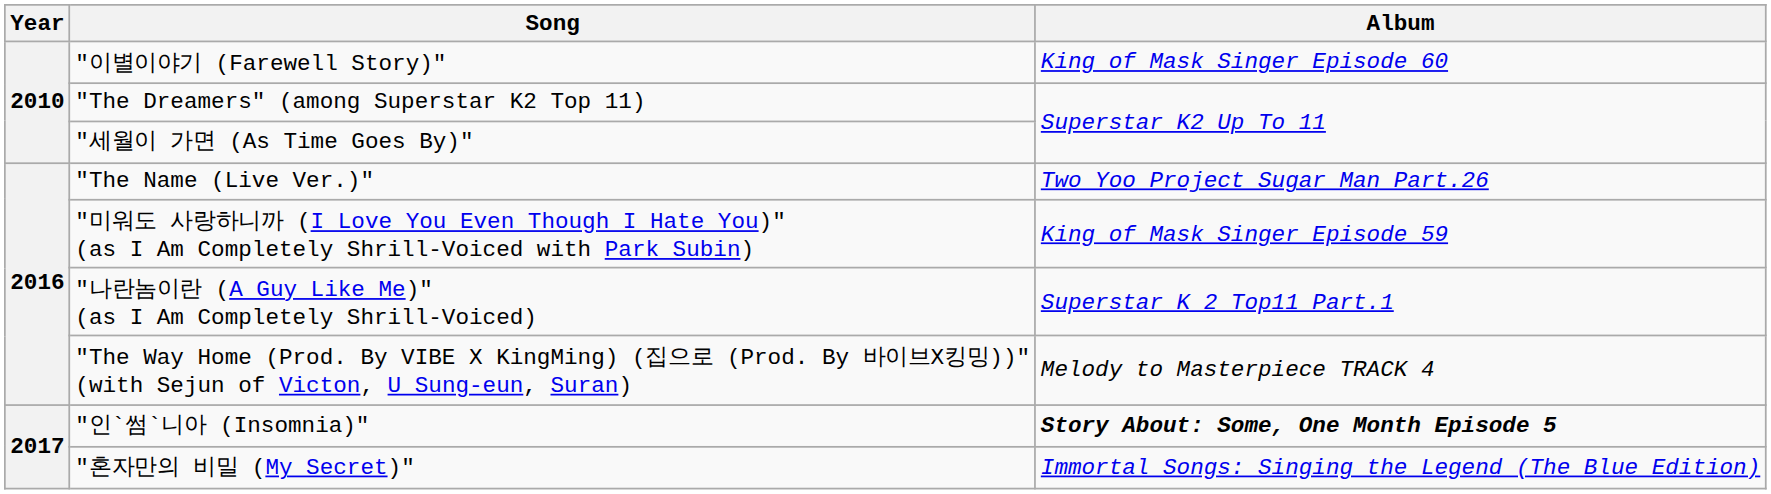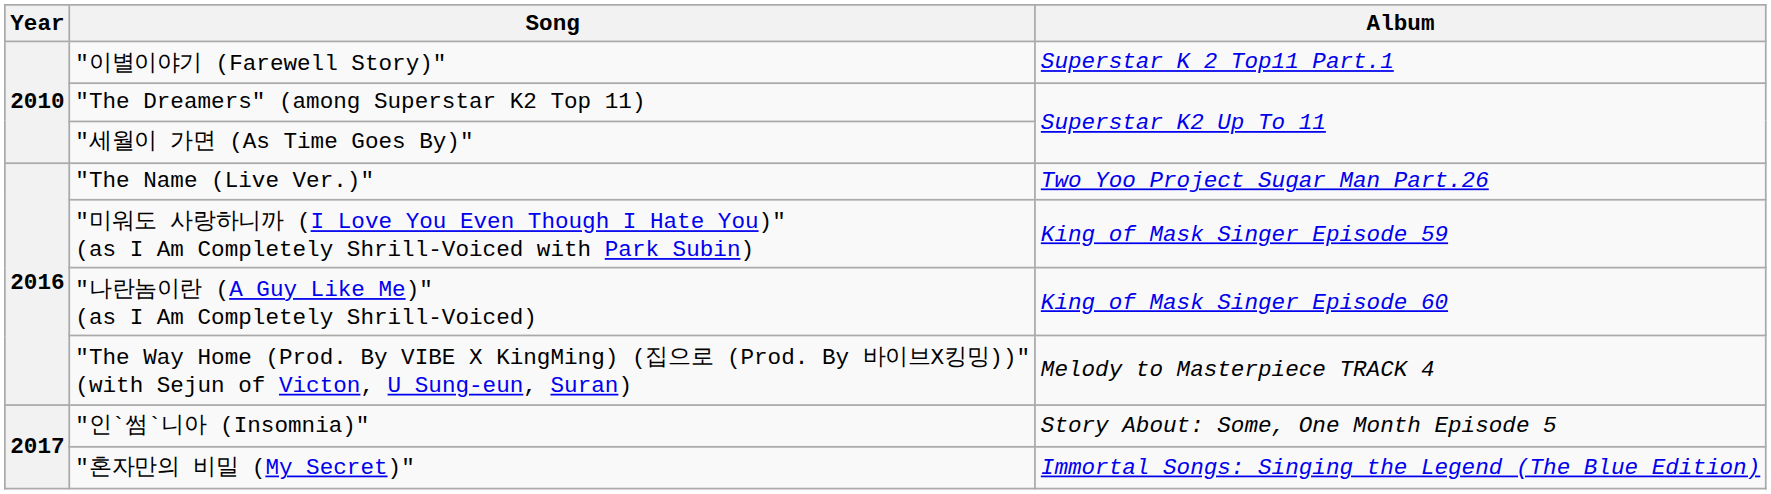(1244, 63) King of Mask Singer Episode 60 -> (1217, 63) Superstar K 2 Top11 Part.1
(1217, 302) Superstar K 2 Top11 Part.1 -> (1244, 302) King of Mask Singer Episode 60
(1299, 425) bold -> (1299, 425) normal
